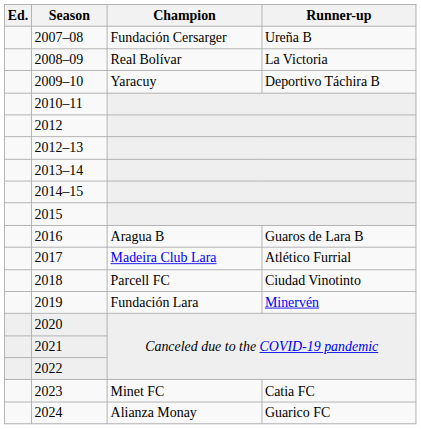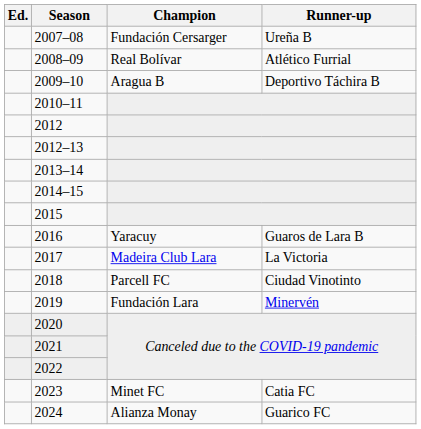(296, 59) La Victoria -> (308, 59) Atlético Furrial
(133, 81) Yaracuy -> (137, 81) Aragua B
(137, 236) Aragua B -> (133, 236) Yaracuy
(308, 258) Atlético Furrial -> (296, 258) La Victoria
